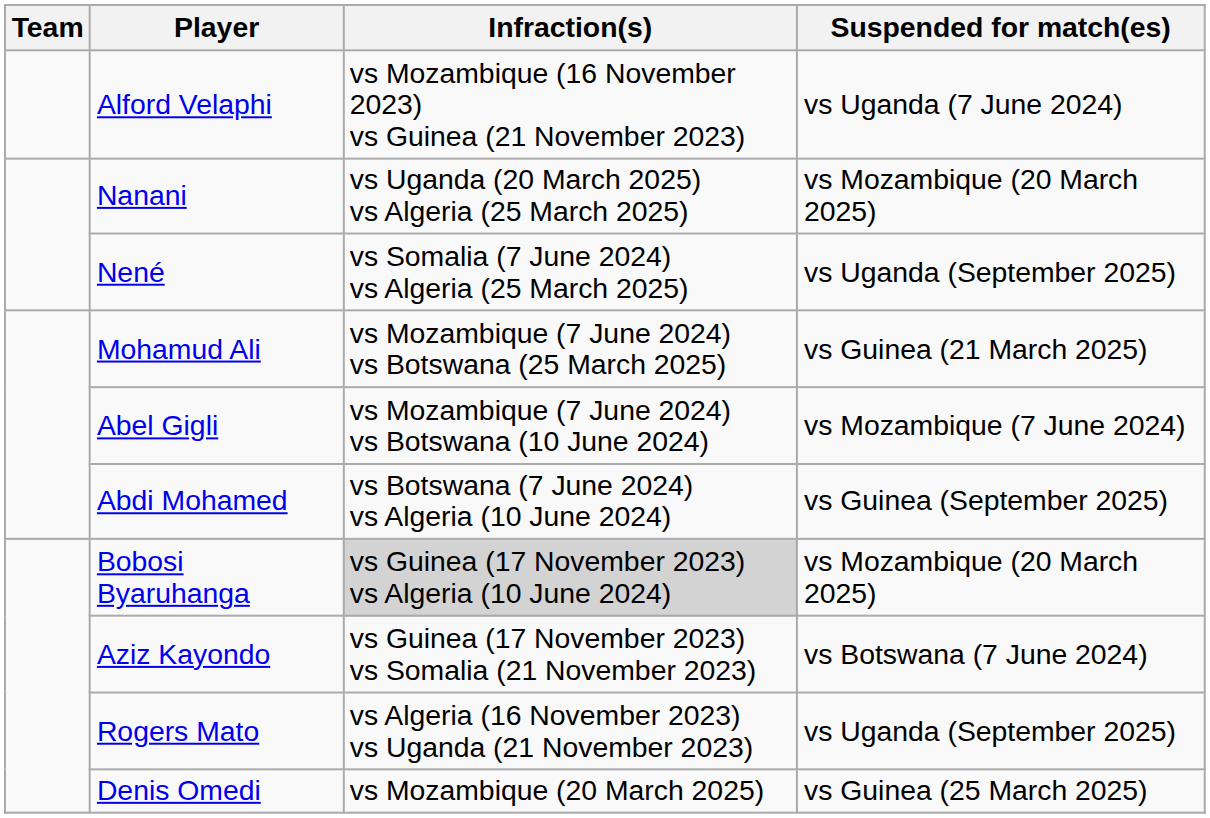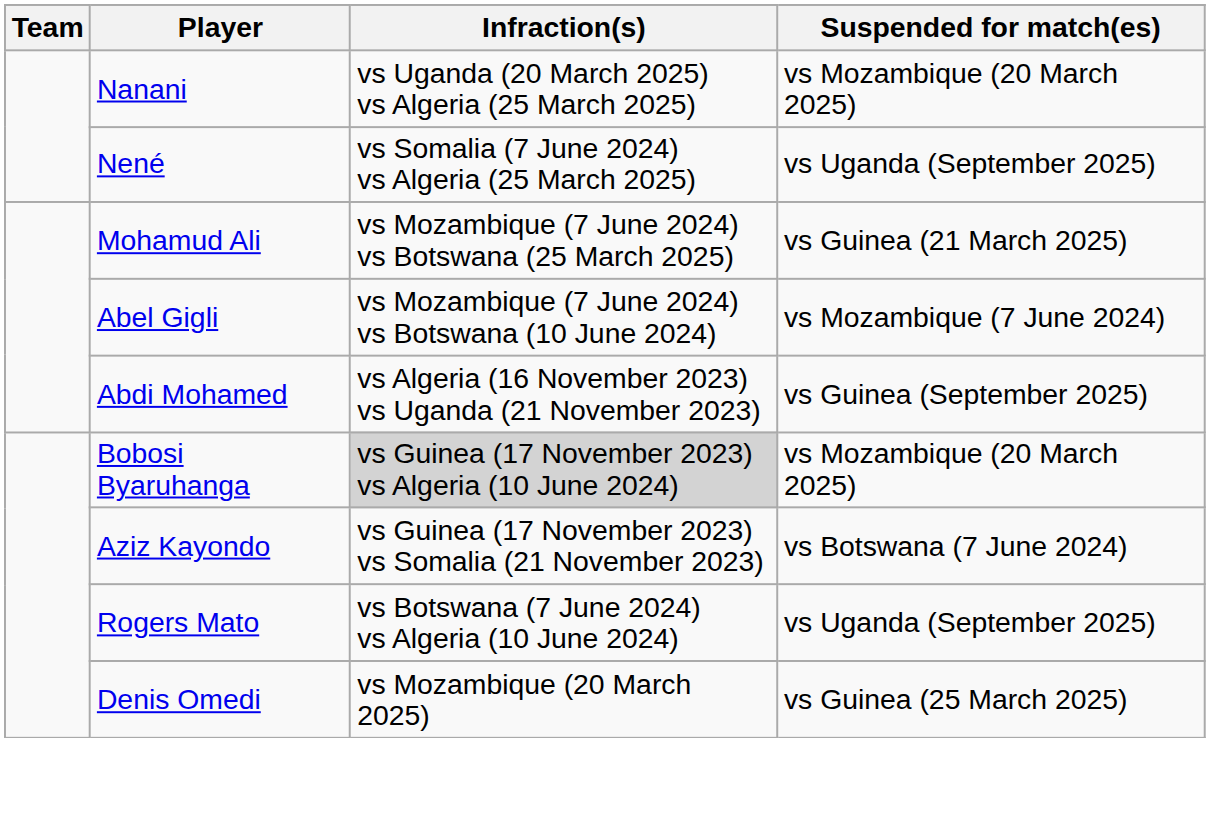- row: (184, 104)
(521, 502) vs Botswana (7 June 2024) vs Algeria (10 June 2024) -> (559, 394) vs Algeria (16 November 2023) vs Uganda (21 November 2023)
(551, 731) vs Algeria (16 November 2023) vs Uganda (21 November 2023) -> (529, 623) vs Botswana (7 June 2024) vs Algeria (10 June 2024)
